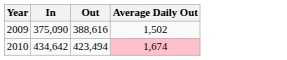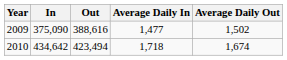+ column: (151, 13)
(155, 47) pink background -> (237, 47) no background
